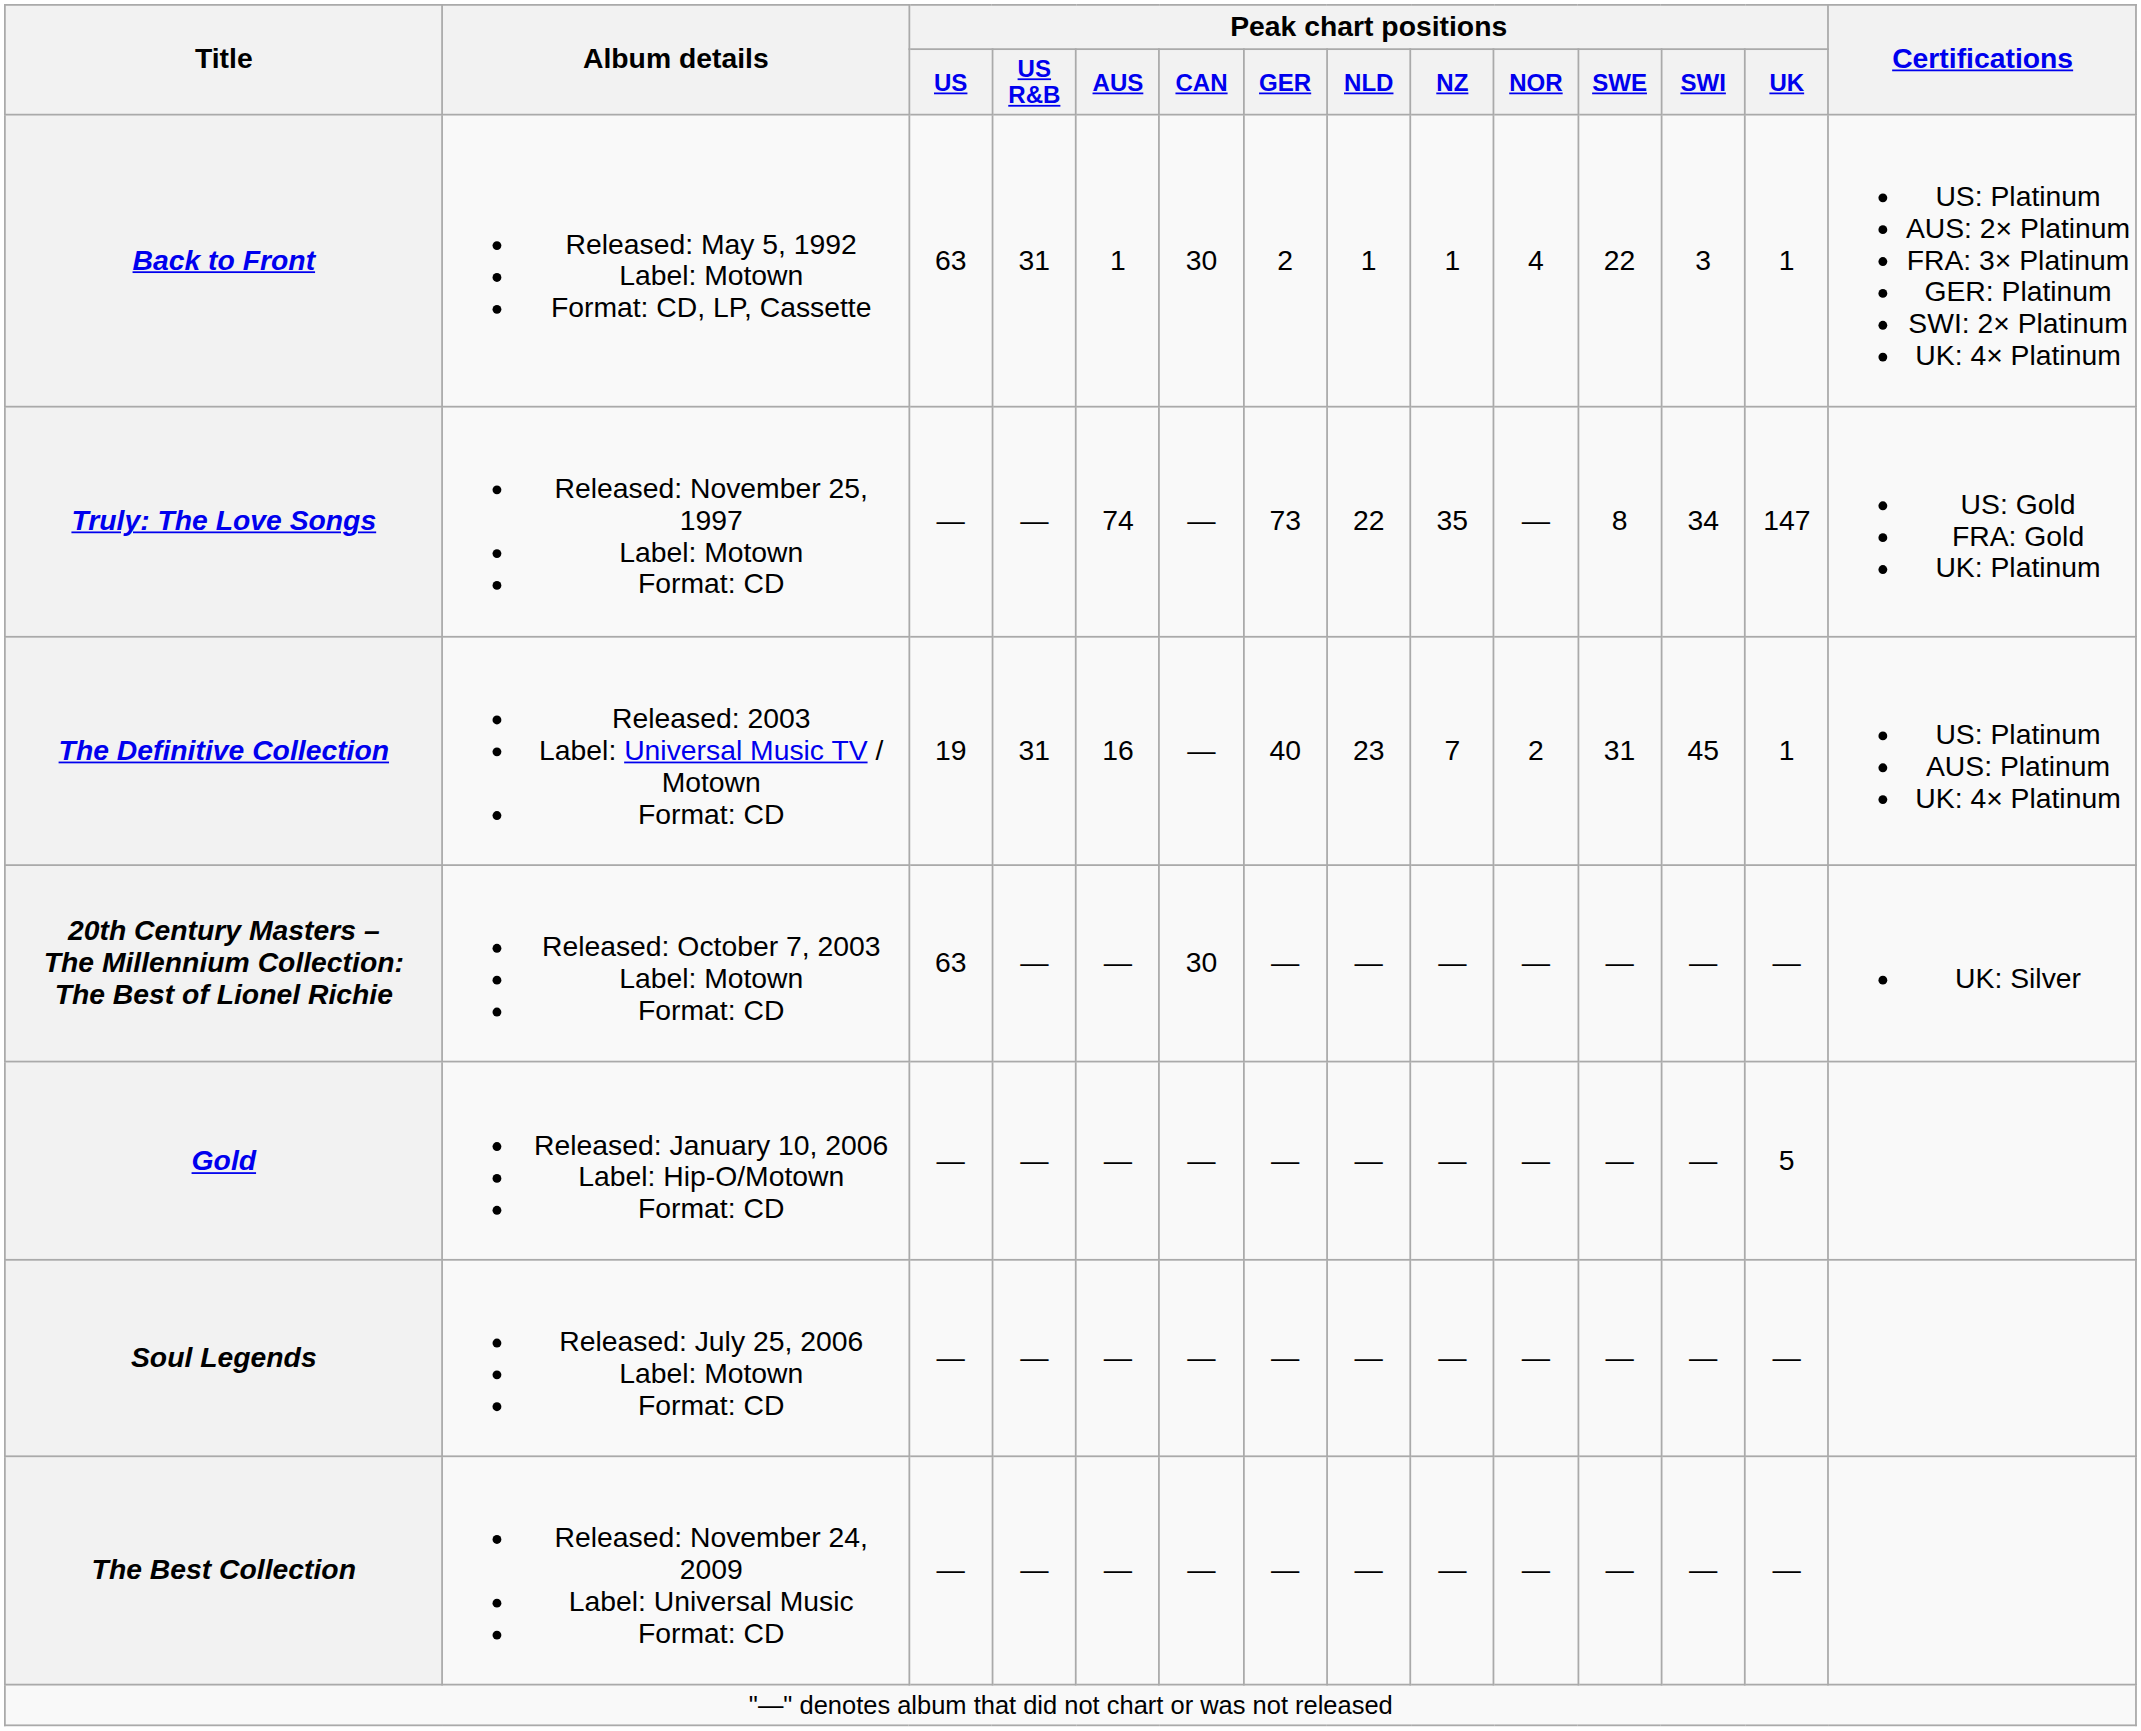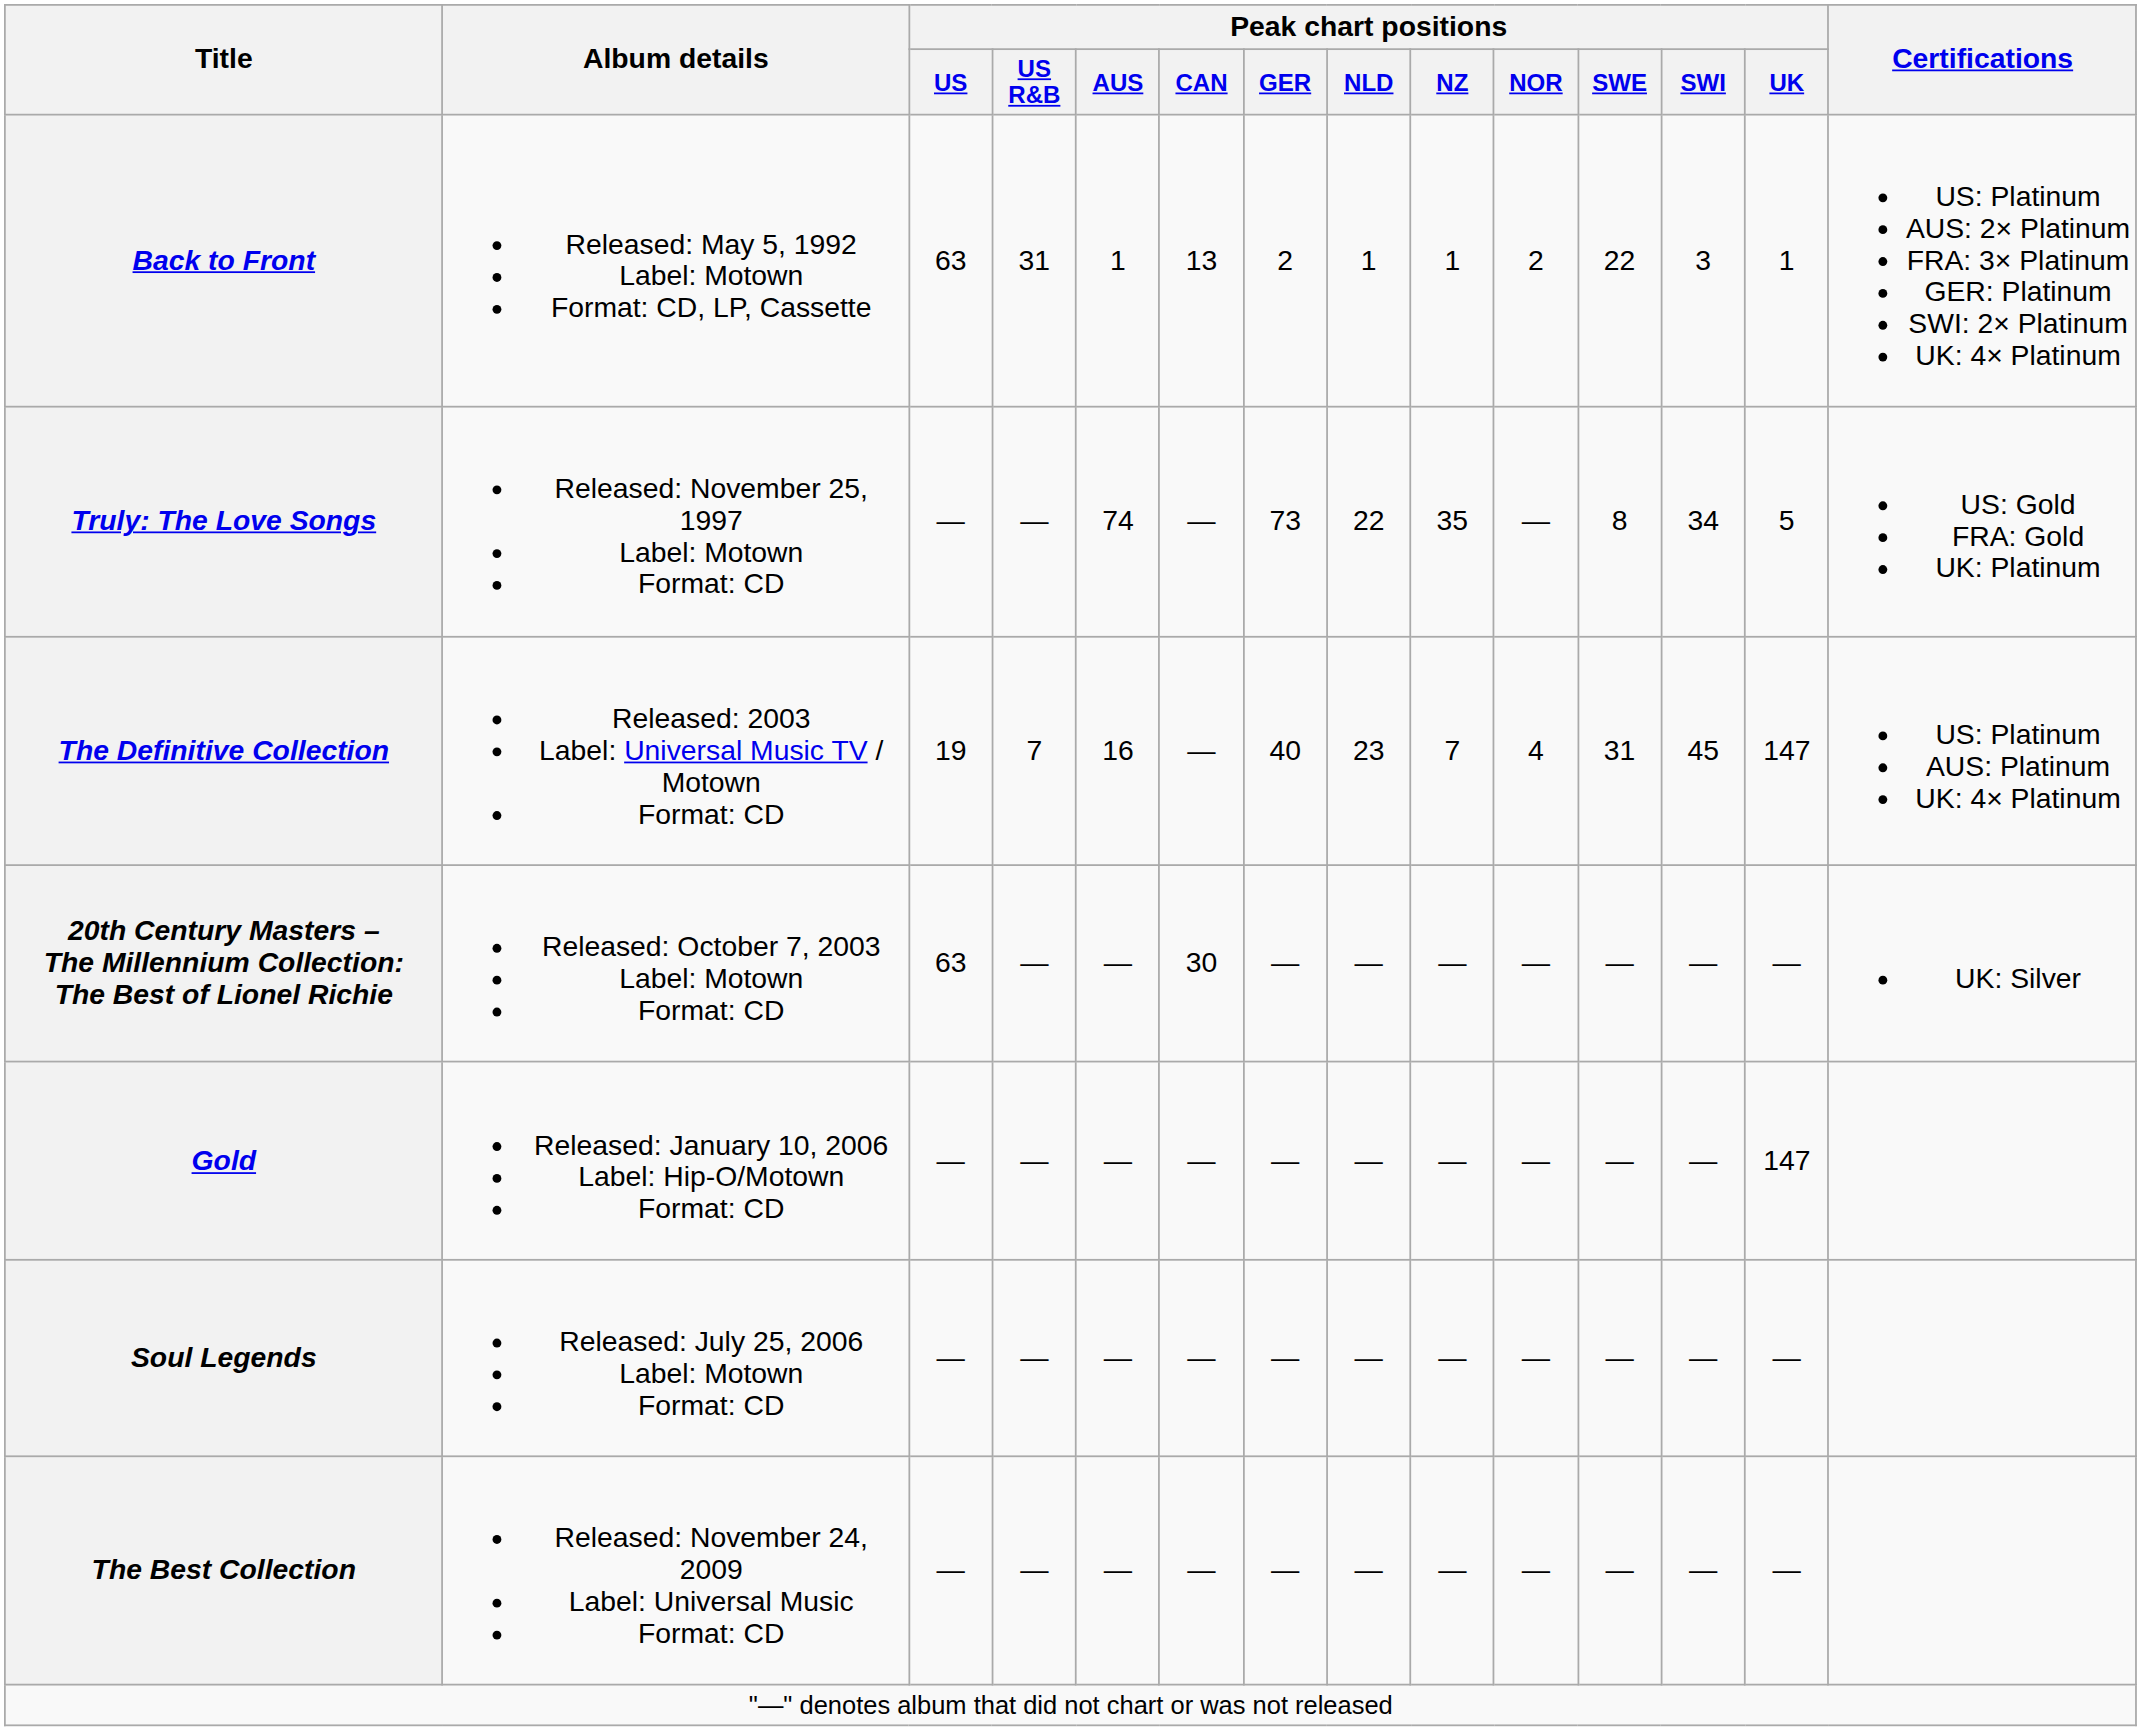(1202, 260) 30 -> (1202, 260) 13
(1536, 260) 4 -> (1536, 260) 2
(1787, 521) 147 -> (1787, 521) 5
(1034, 750) 31 -> (1034, 750) 7
(1536, 750) 2 -> (1536, 750) 4
(1787, 750) 1 -> (1787, 750) 147
(1787, 1160) 5 -> (1787, 1160) 147
